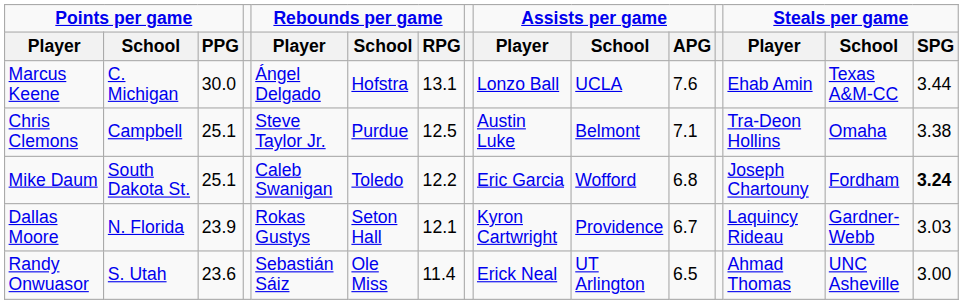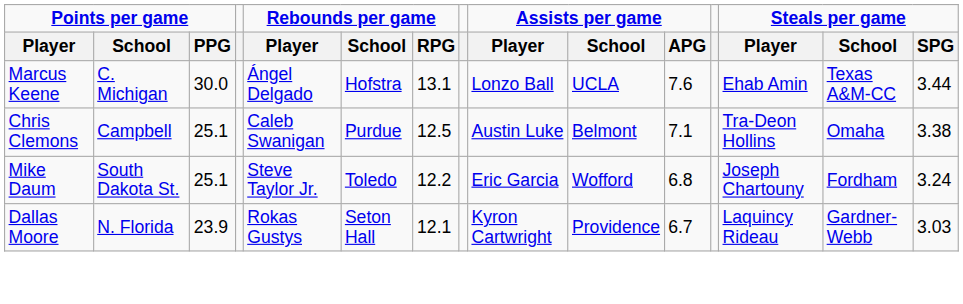(290, 131) Steve Taylor Jr. -> (286, 131) Caleb Swanigan
(294, 179) Caleb Swanigan -> (282, 179) Steve Taylor Jr.
(934, 179) bold -> (934, 179) normal
- row: (49, 275)
